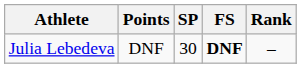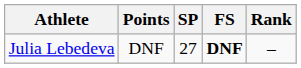(188, 48) 30 -> (188, 48) 27
